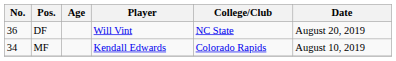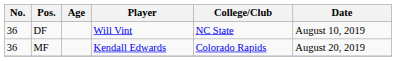(330, 30) August 20, 2019 -> (330, 30) August 10, 2019
(12, 47) 34 -> (12, 47) 36
(330, 47) August 10, 2019 -> (330, 47) August 20, 2019
